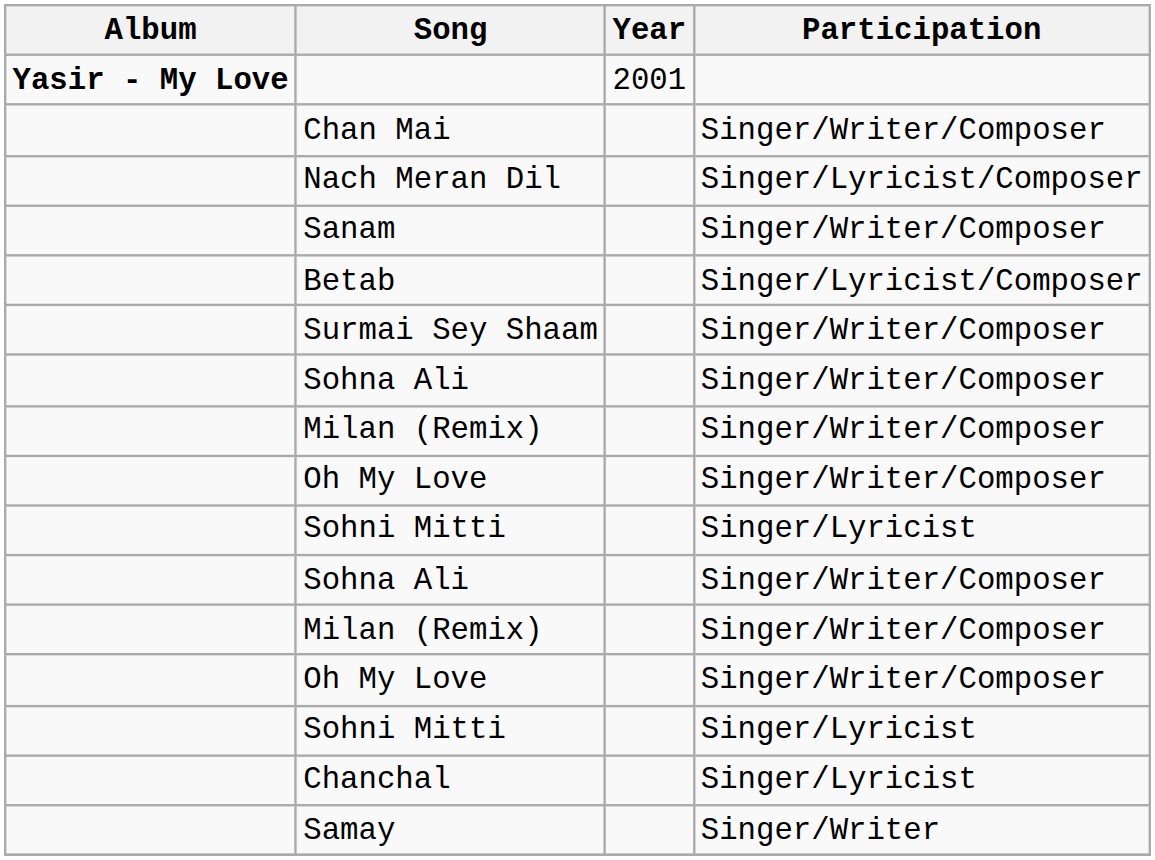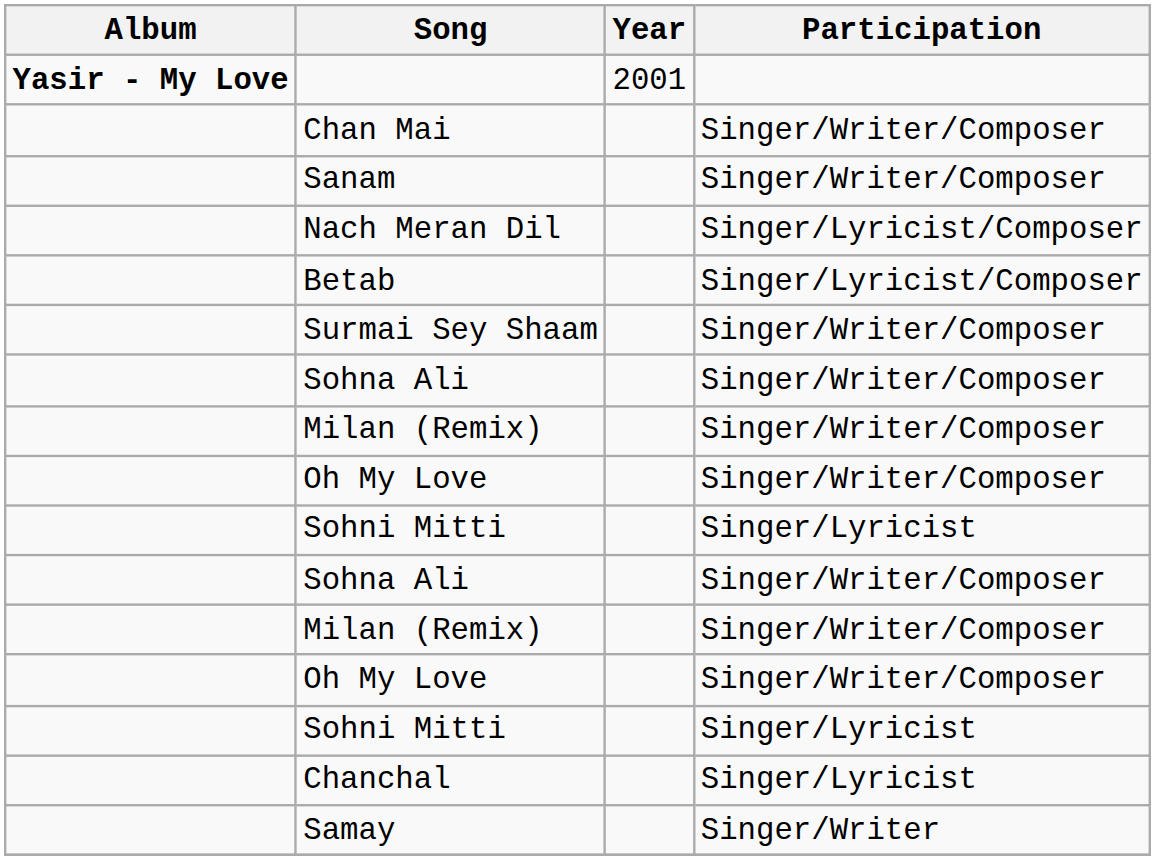rows swapped: (349, 230) <-> (432, 180)
